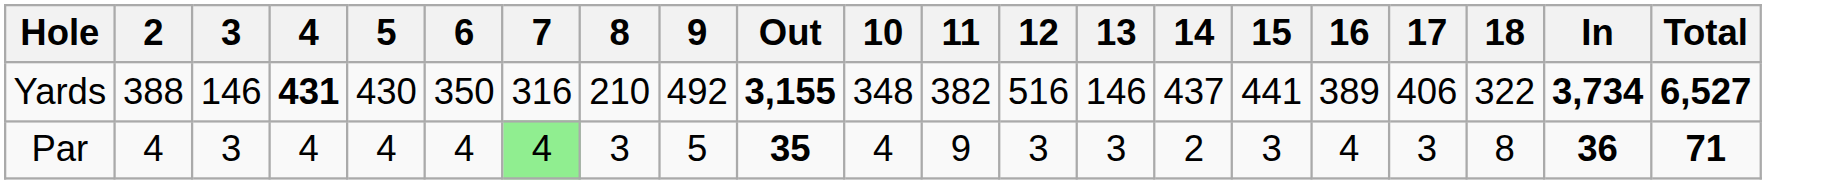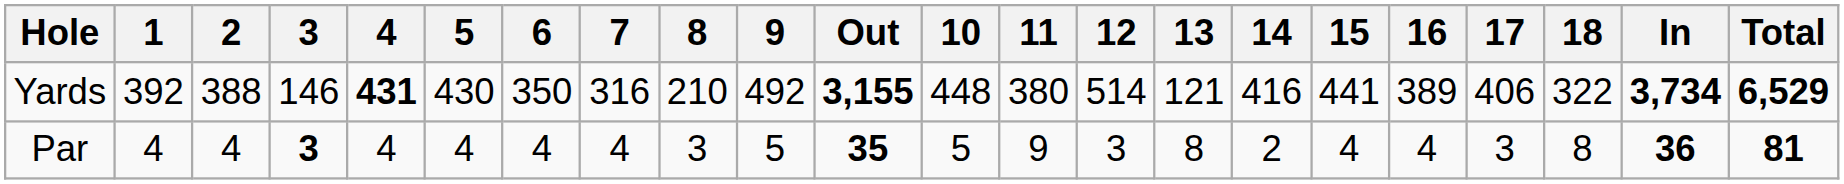+ column: (153, 33)
(883, 91) 348 -> (961, 91) 448
(961, 91) 382 -> (1038, 91) 380
(1038, 91) 516 -> (1116, 91) 514
(1116, 91) 146 -> (1194, 91) 121
(1194, 91) 437 -> (1272, 91) 416
(1706, 91) 6,527 -> (1783, 91) 6,529
(231, 149) normal -> (309, 149) bold
(542, 149) lightgreen background -> (620, 149) no background
(883, 149) 4 -> (961, 149) 5
(1116, 149) 3 -> (1194, 149) 8
(1272, 149) 3 -> (1349, 149) 4
(1706, 149) 71 -> (1783, 149) 81
